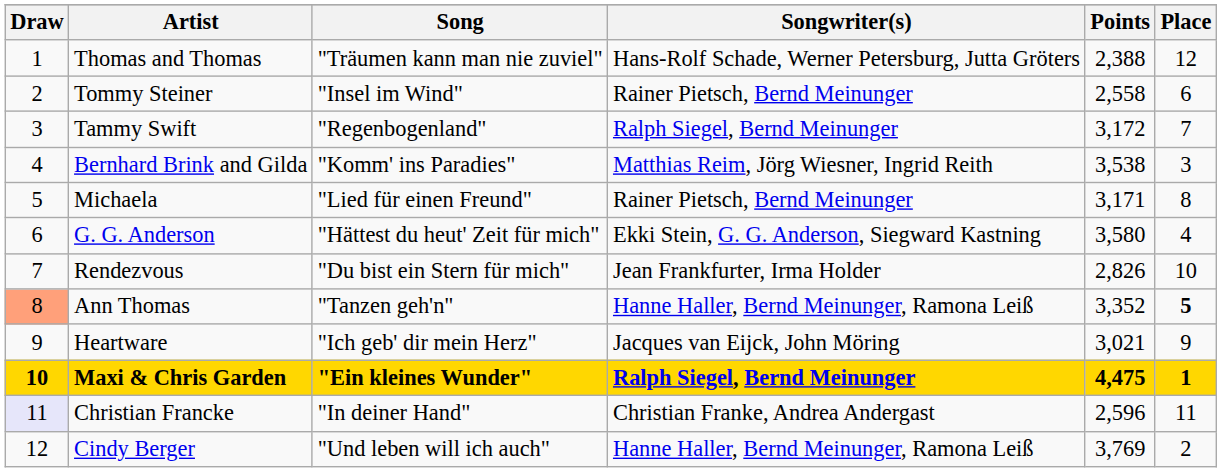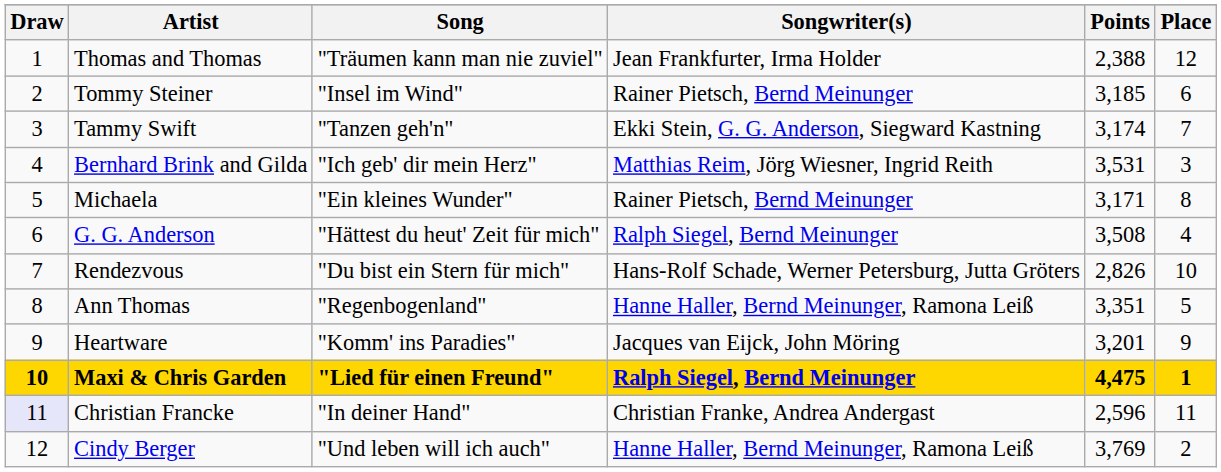(846, 57) Hans-Rolf Schade, Werner Petersburg, Jutta Gröters -> (747, 57) Jean Frankfurter, Irma Holder
(1120, 93) 2,558 -> (1120, 93) 3,185
(402, 128) "Regenbogenland" -> (386, 128) "Tanzen geh'n"
(755, 128) Ralph Siegel, Bernd Meinunger -> (827, 128) Ekki Stein, G. G. Anderson, Siegward Kastning
(1120, 128) 3,172 -> (1120, 128) 3,174
(417, 164) "Komm' ins Paradies" -> (427, 164) "Ich geb' dir mein Herz"
(1120, 164) 3,538 -> (1120, 164) 3,531
(425, 199) "Lied für einen Freund" -> (415, 199) "Ein kleines Wunder"
(827, 235) Ekki Stein, G. G. Anderson, Siegward Kastning -> (755, 235) Ralph Siegel, Bernd Meinunger
(1120, 235) 3,580 -> (1120, 235) 3,508
(747, 270) Jean Frankfurter, Irma Holder -> (846, 270) Hans-Rolf Schade, Werner Petersburg, Jutta Gröters
(37, 306) lightsalmon background -> (37, 306) no background
(386, 306) "Tanzen geh'n" -> (402, 306) "Regenbogenland"
(1120, 306) 3,352 -> (1120, 306) 3,351
(1186, 306) bold -> (1186, 306) normal
(427, 341) "Ich geb' dir mein Herz" -> (417, 341) "Komm' ins Paradies"
(1120, 341) 3,021 -> (1120, 341) 3,201
(425, 377) "Ein kleines Wunder" -> (436, 377) "Lied für einen Freund"
